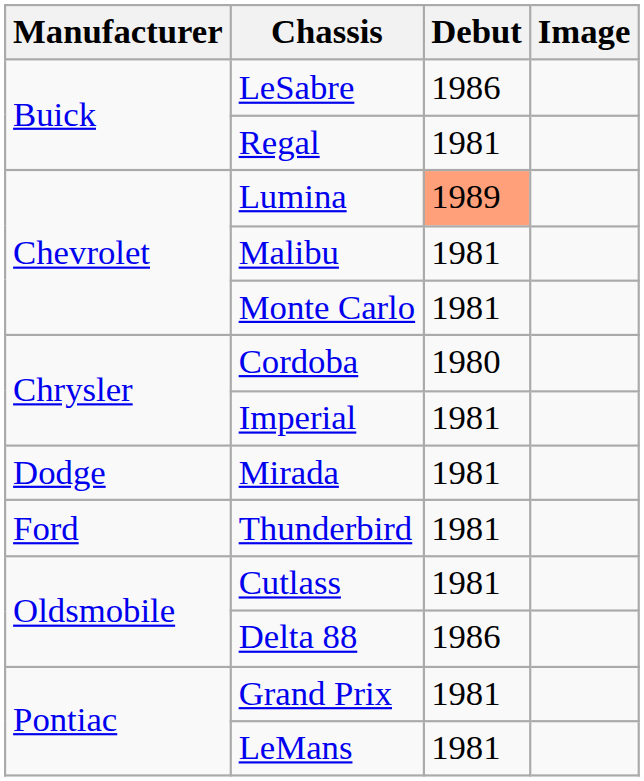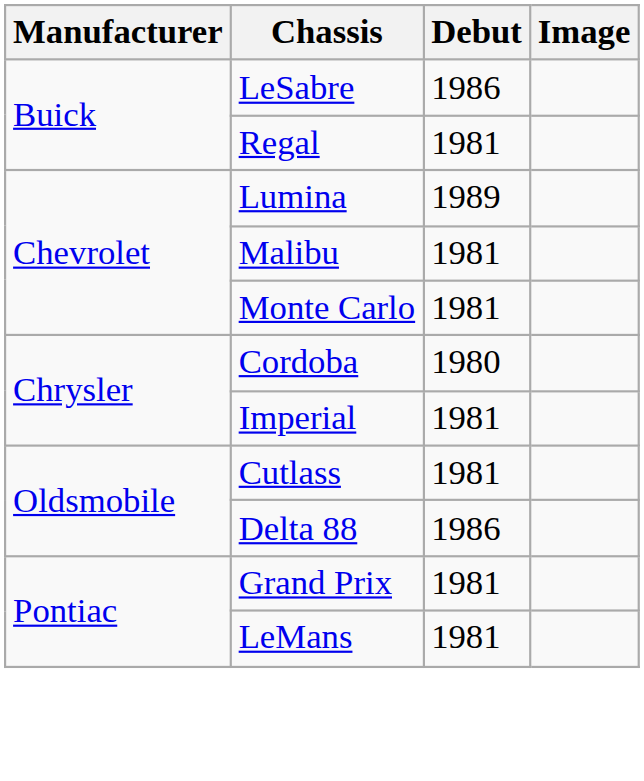(466, 197) lightsalmon background -> (466, 197) no background
- row: (289, 472)
- row: (325, 527)
